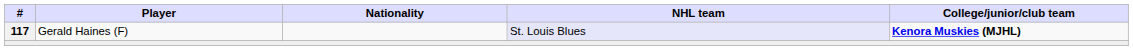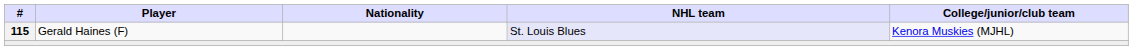(20, 31) 117 -> (20, 31) 115
(956, 31) bold -> (953, 31) normal
